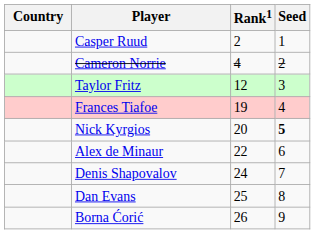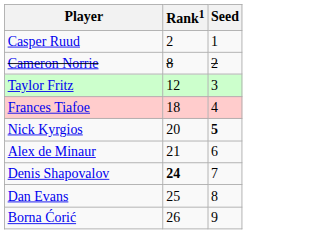- column: (38, 17)
(237, 63) 4 -> (170, 63) 8
(241, 107) 19 -> (173, 107) 18
(241, 151) 22 -> (173, 151) 21
(241, 173) normal -> (173, 173) bold
